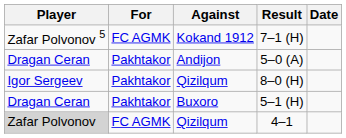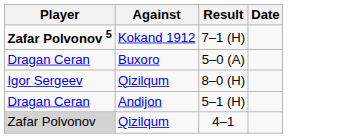- column: (141, 14)
(56, 37) normal -> (60, 37) bold
(198, 60) Andijon -> (139, 60) Buxoro
(197, 101) Buxoro -> (140, 101) Andijon
